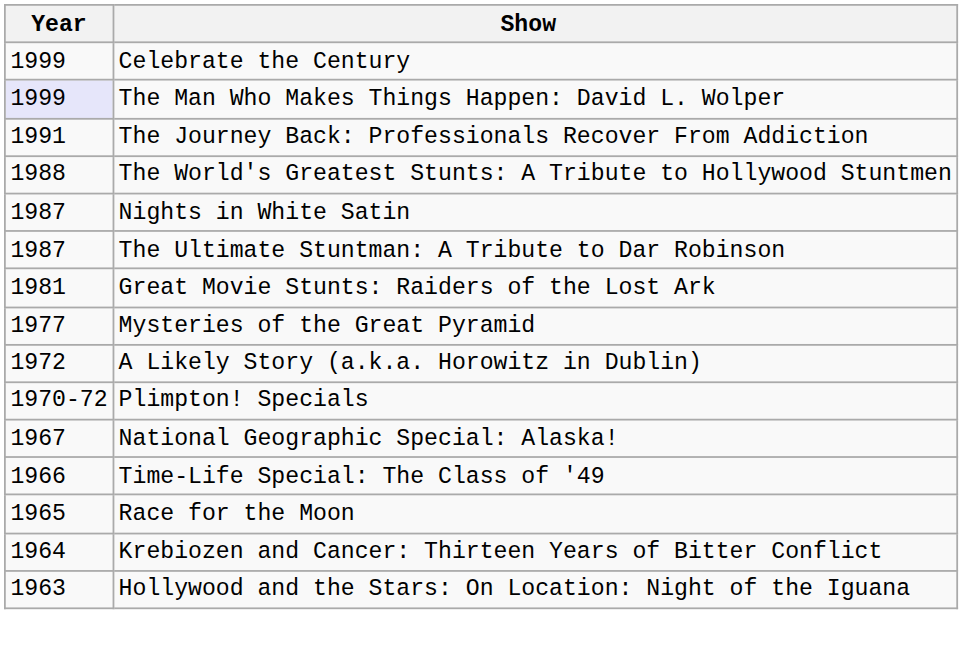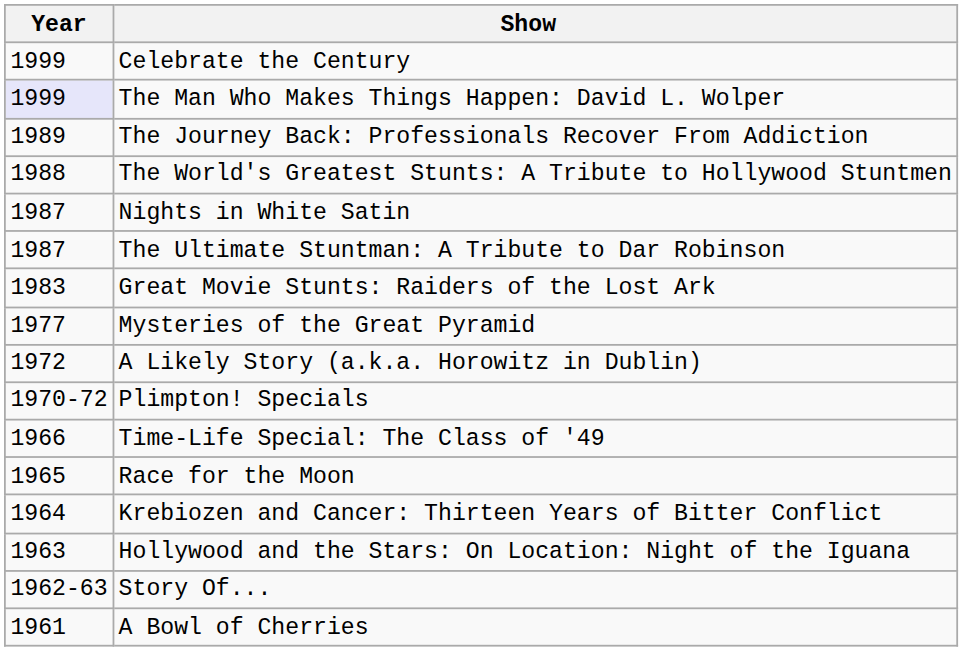(38, 137) 1991 -> (38, 137) 1989
(38, 288) 1981 -> (38, 288) 1983
- row: (369, 439)
+ row: (195, 589)
+ row: (244, 627)
